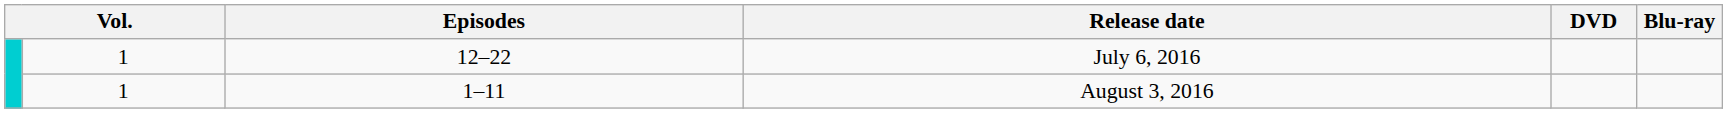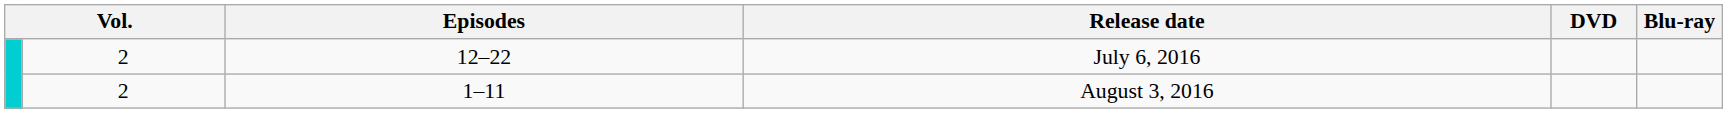(123, 56) 1 -> (123, 56) 2
(123, 90) 1 -> (123, 90) 2
